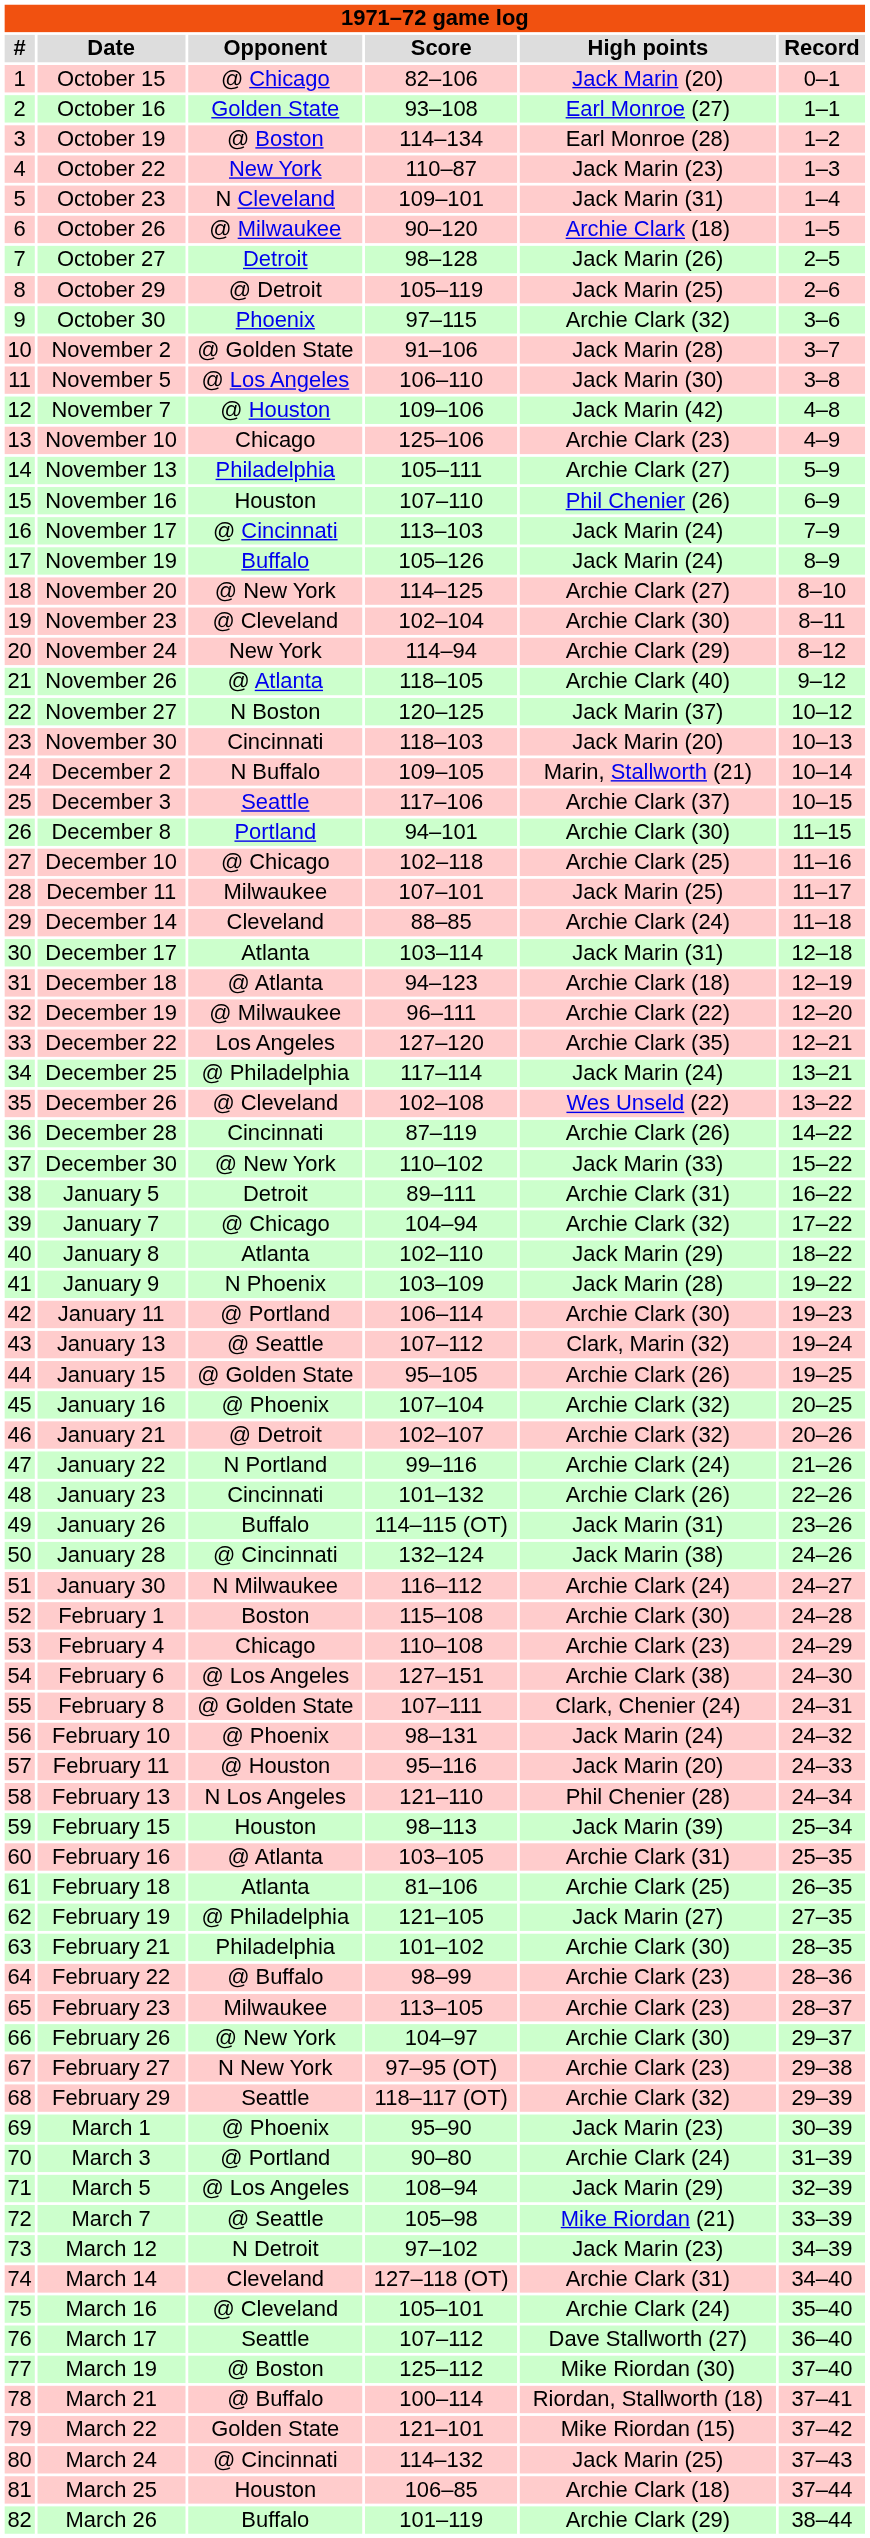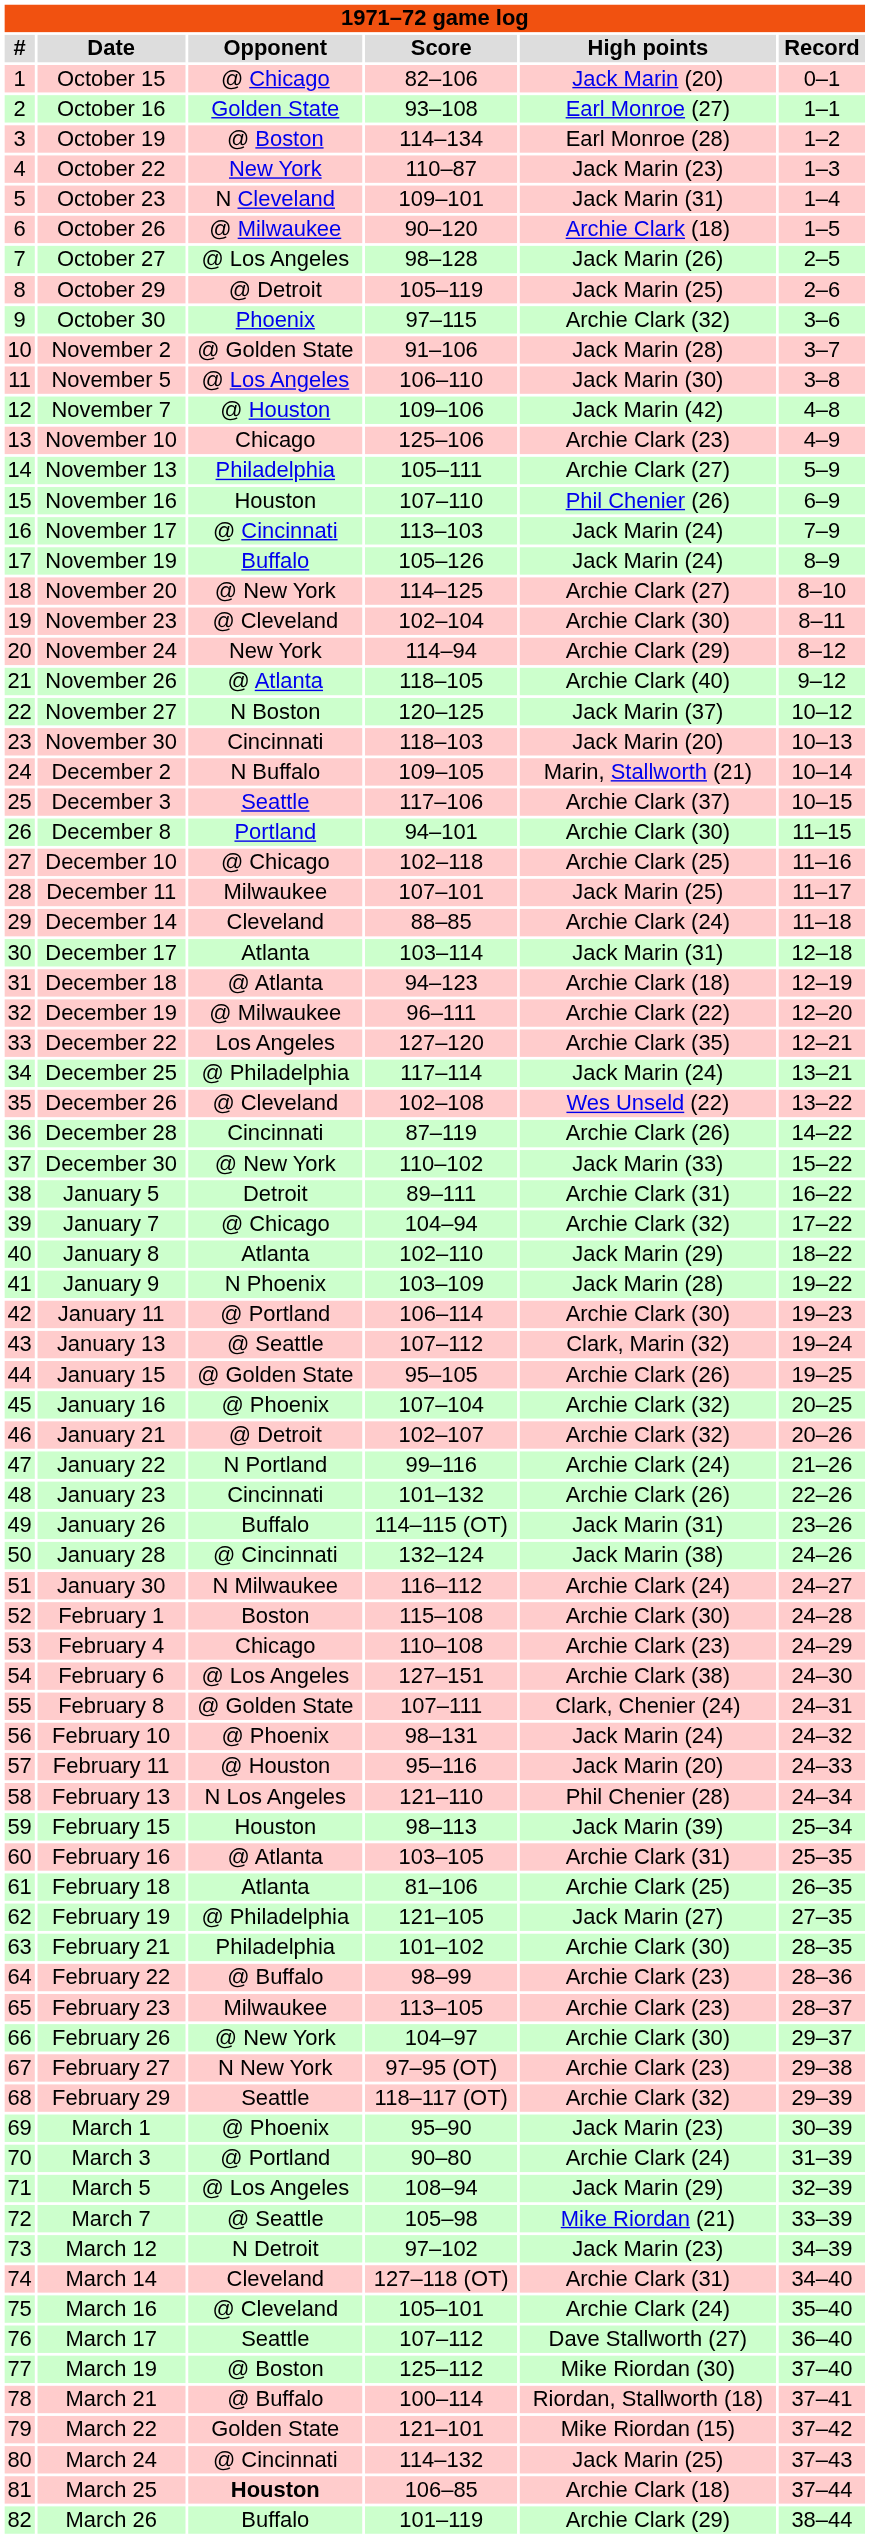(275, 259) Detroit -> (275, 259) @ Los Angeles
(275, 2489) normal -> (275, 2489) bold
